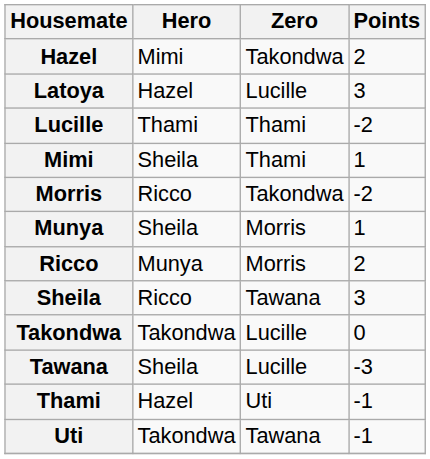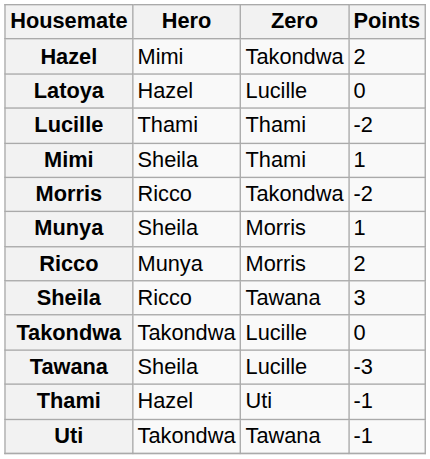(360, 90) 3 -> (360, 90) 0
